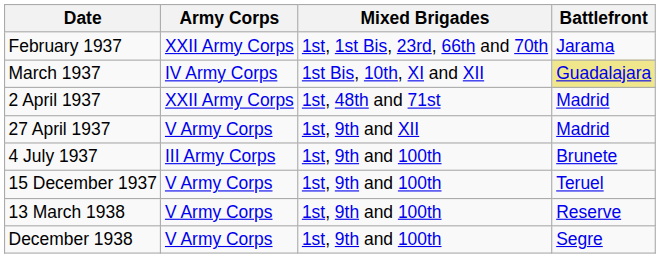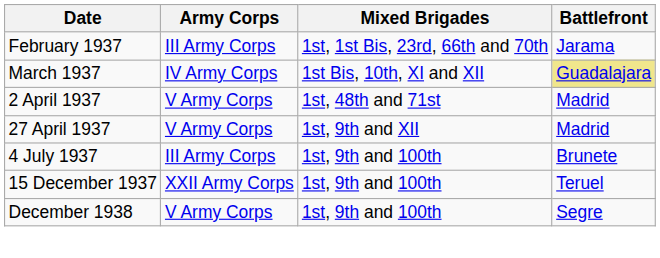(229, 45) XXII Army Corps -> (220, 45) III Army Corps
(229, 101) XXII Army Corps -> (219, 101) V Army Corps
(219, 184) V Army Corps -> (229, 184) XXII Army Corps
- row: (67, 211)
